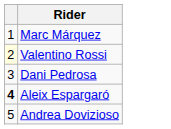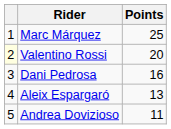+ column: (144, 15)
(11, 94) bold -> (11, 94) normal
